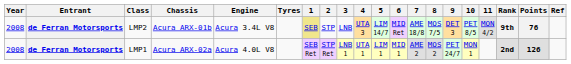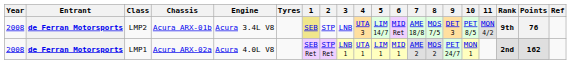(534, 49) 126 -> (534, 49) 162
